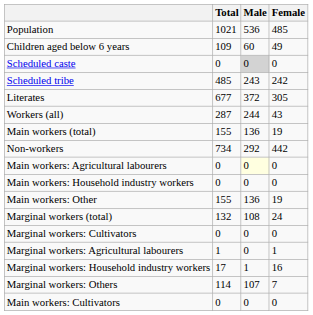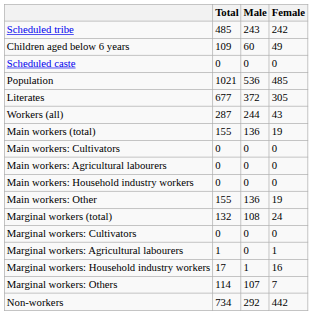rows swapped: (30, 30) <-> (40, 81)
(246, 64) lightgrey background -> (246, 64) no background
rows swapped: (63, 302) <-> (35, 149)
(246, 166) lightyellow background -> (246, 166) no background
